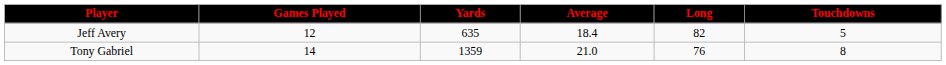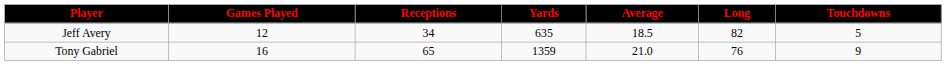+ column: (428, 13)
(587, 32) 18.4 -> (642, 32) 18.5
(310, 51) 14 -> (262, 51) 16
(843, 51) 8 -> (858, 51) 9
